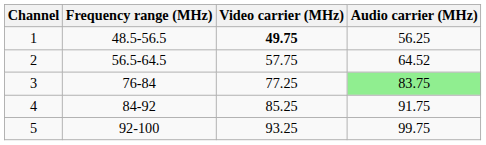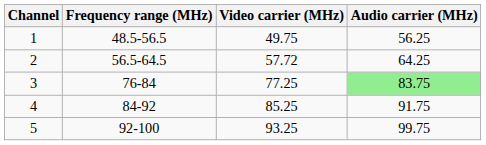(282, 38) bold -> (282, 38) normal
(282, 60) 57.75 -> (282, 60) 57.72
(414, 60) 64.52 -> (414, 60) 64.25
